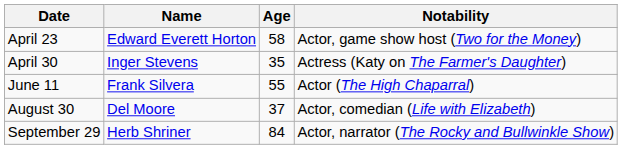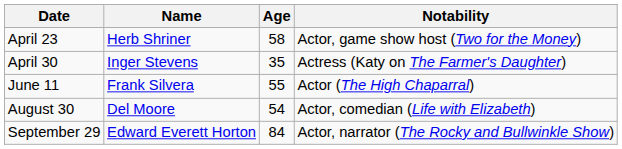(182, 39) Edward Everett Horton -> (149, 39) Herb Shriner
(277, 109) 37 -> (277, 109) 54
(149, 132) Herb Shriner -> (182, 132) Edward Everett Horton
